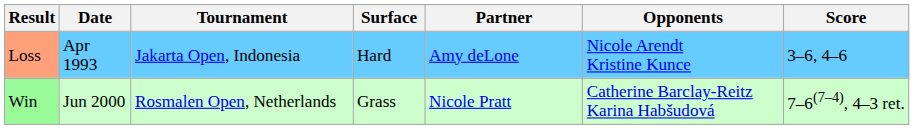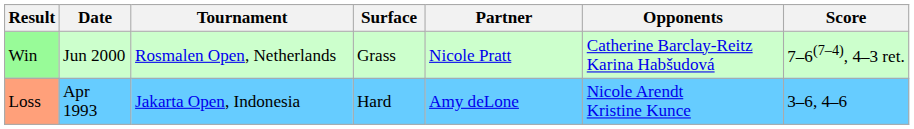rows swapped: (25, 54) <-> (23, 101)
